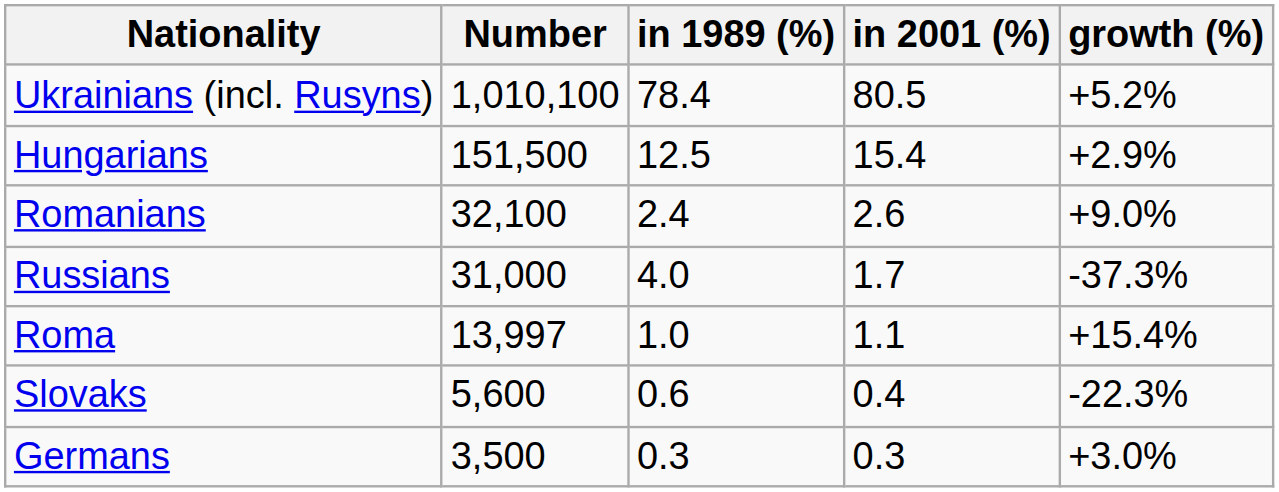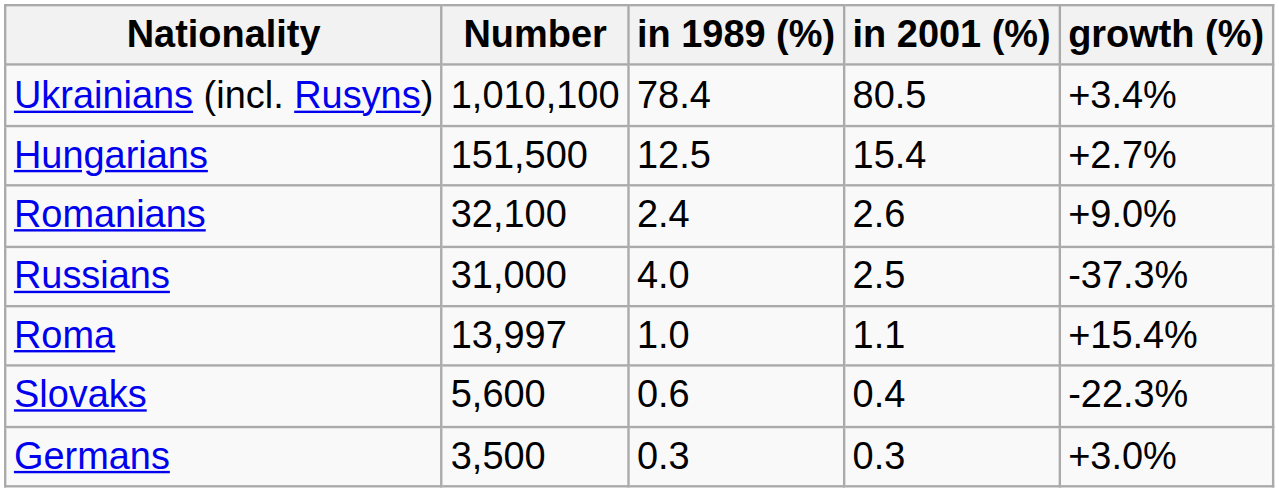(1122, 94) +5.2% -> (1122, 94) +3.4%
(1122, 154) +2.9% -> (1122, 154) +2.7%
(879, 275) 1.7 -> (879, 275) 2.5
